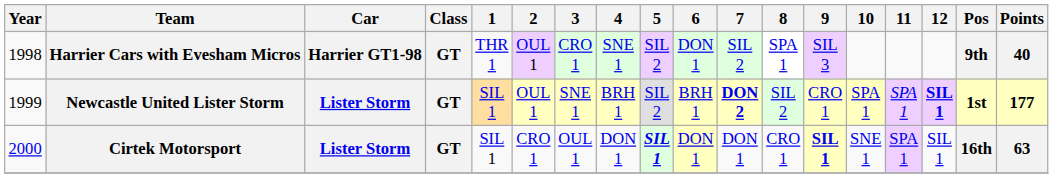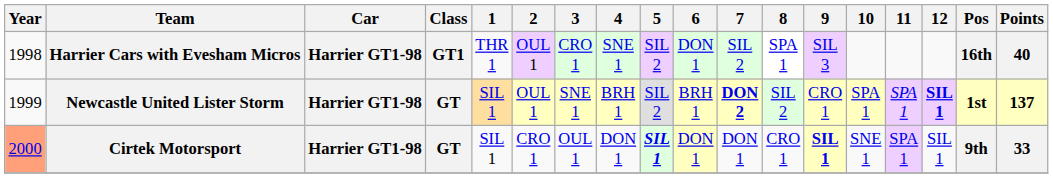(449, 54) GT -> (448, 54) GT1
(976, 54) 9th -> (976, 54) 16th
(365, 101) Lister Storm -> (365, 101) Harrier GT1-98
(1022, 101) 177 -> (1022, 101) 137
(25, 148) no background -> (25, 148) lightsalmon background
(365, 148) Lister Storm -> (365, 148) Harrier GT1-98
(976, 148) 16th -> (976, 148) 9th
(1022, 148) 63 -> (1022, 148) 33
